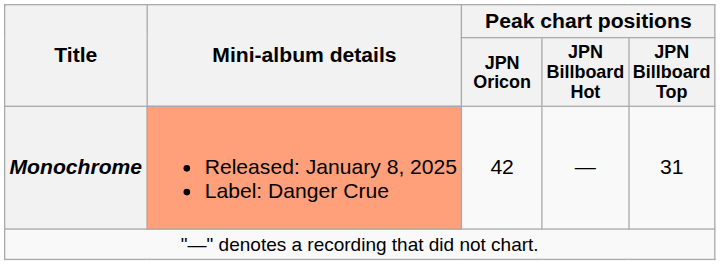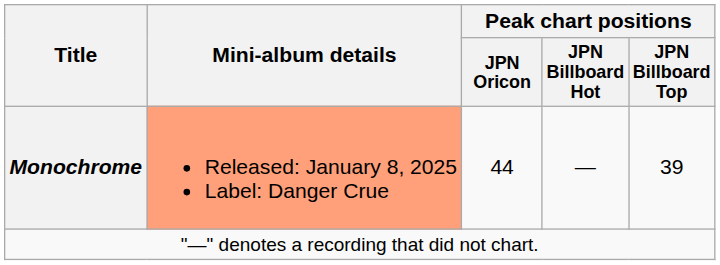(502, 167) 42 -> (502, 167) 44
(672, 167) 31 -> (672, 167) 39
